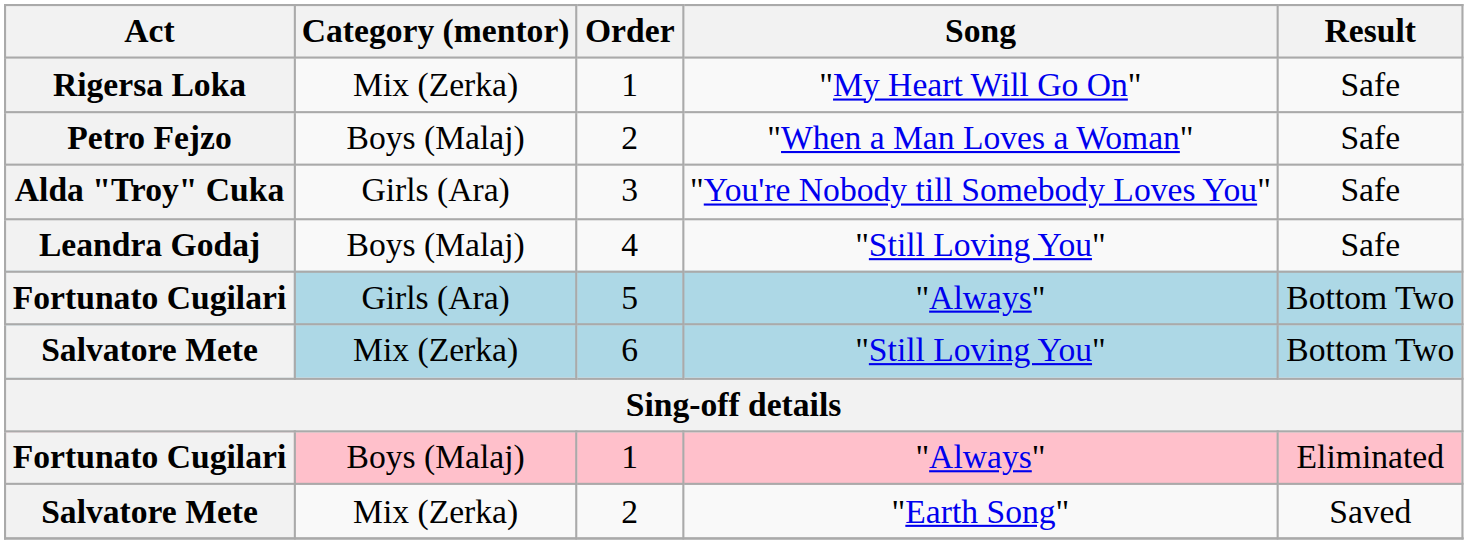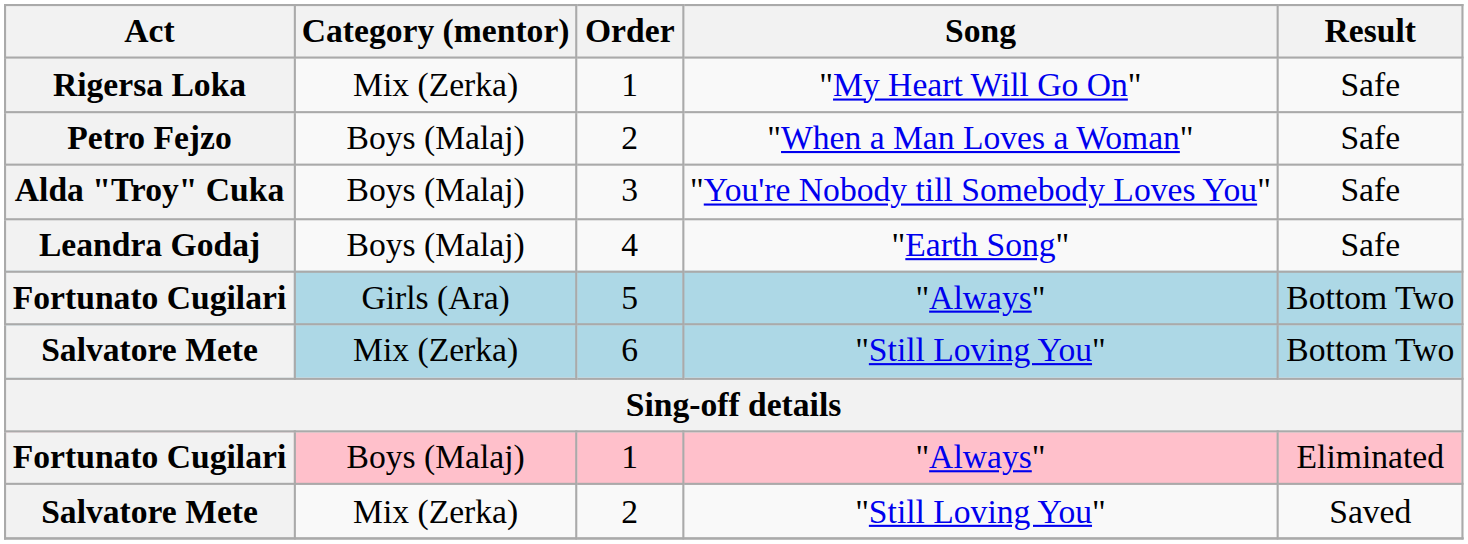(436, 191) Girls (Ara) -> (436, 191) Boys (Malaj)
(980, 244) "Still Loving You" -> (980, 244) "Earth Song"
(980, 510) "Earth Song" -> (980, 510) "Still Loving You"
